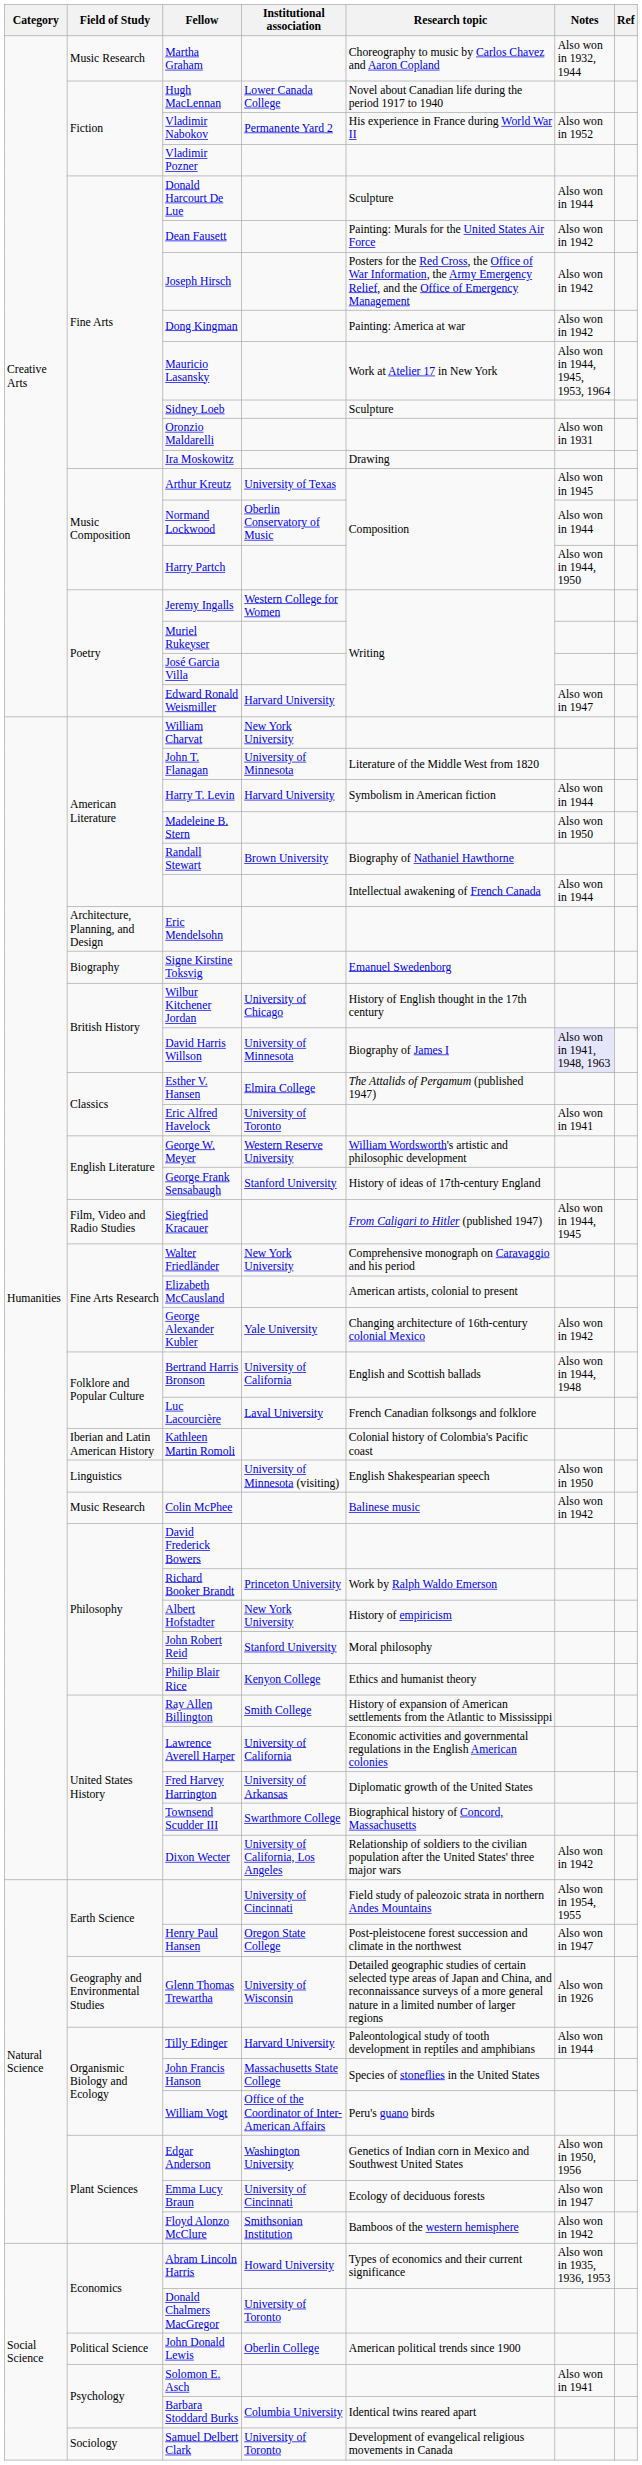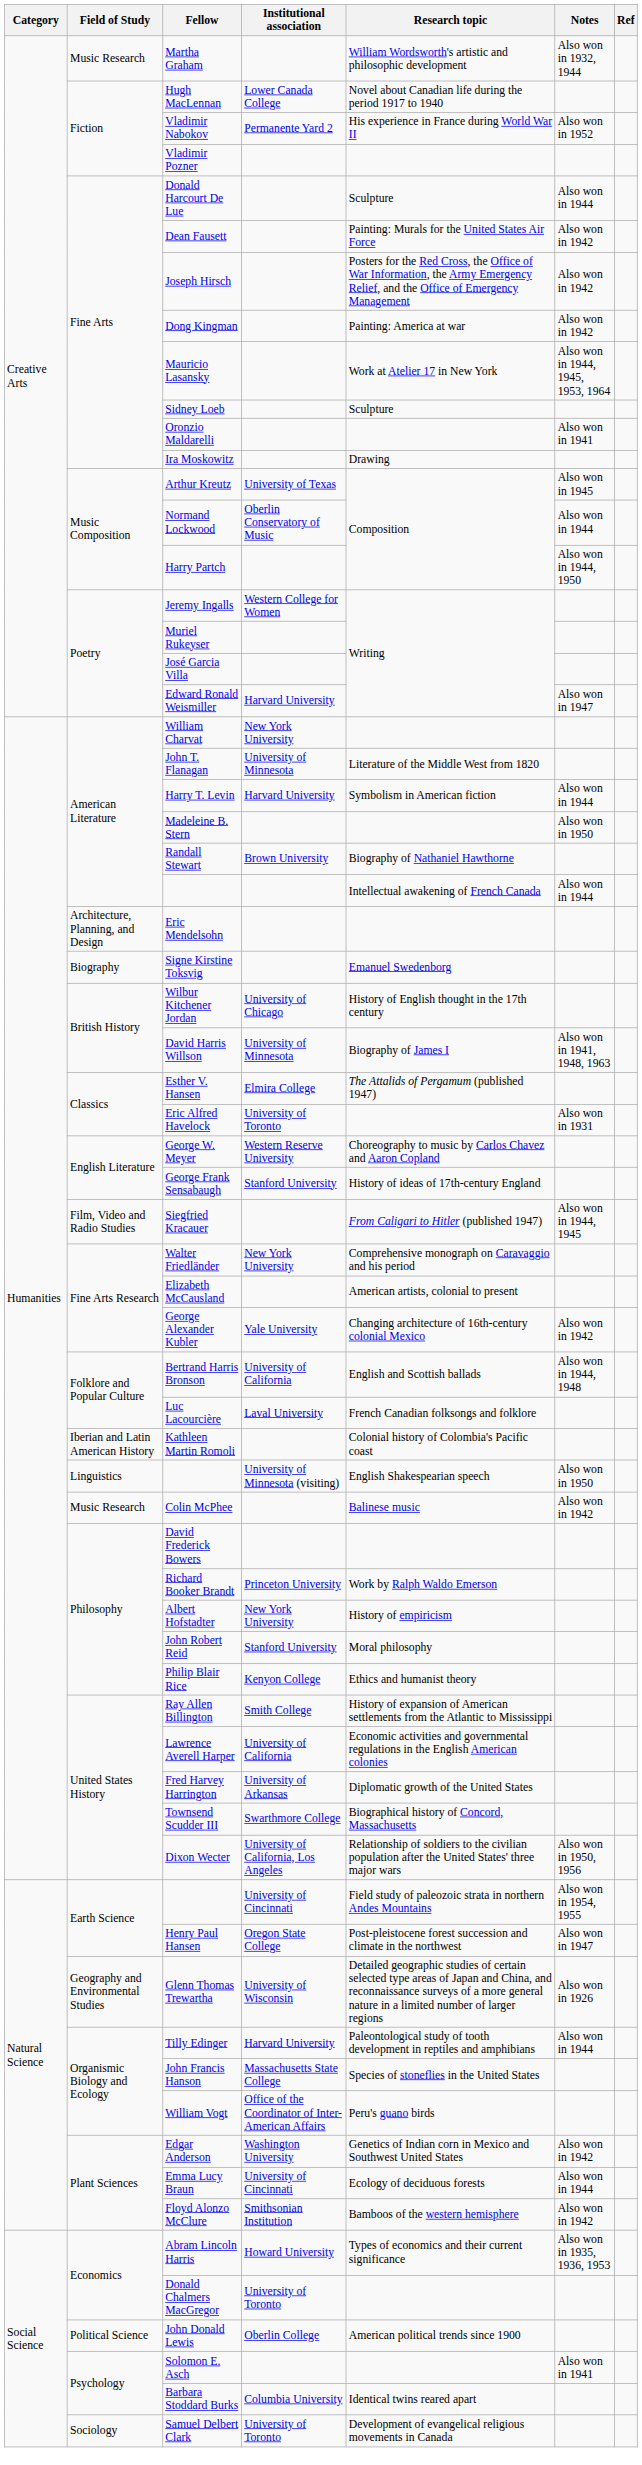(447, 58) Choreography to music by Carlos Chavez and Aaron Copland -> (428, 58) William Wordsworth's artistic and philosophic development
(580, 434) Also won in 1931 -> (580, 434) Also won in 1941
(584, 1050) lavender background -> (584, 1050) no background
(580, 1120) Also won in 1941 -> (580, 1120) Also won in 1931
(428, 1151) William Wordsworth's artistic and philosophic development -> (447, 1151) Choreography to music by Carlos Chavez and Aaron Copland
(580, 1857) Also won in 1942 -> (580, 1857) Also won in 1950, 1956
(580, 2157) Also won in 1950, 1956 -> (580, 2151) Also won in 1942
(580, 2196) Also won in 1947 -> (580, 2182) Also won in 1944
